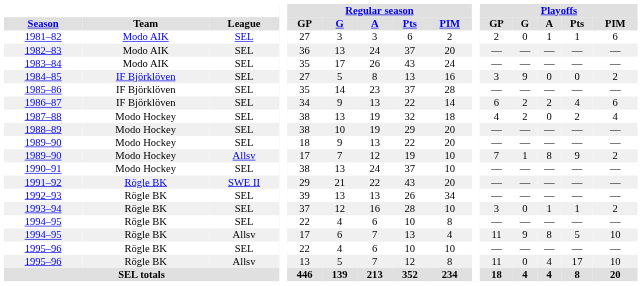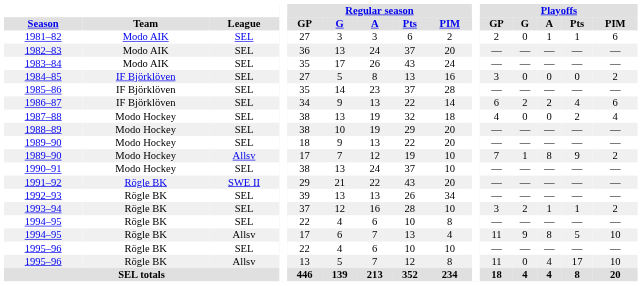(525, 76) 9 -> (525, 76) 0
(525, 116) 2 -> (525, 116) 0
(525, 208) 0 -> (525, 208) 2
